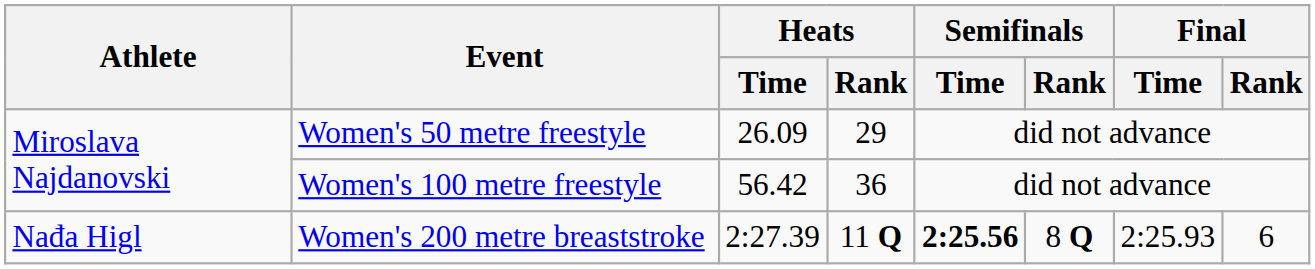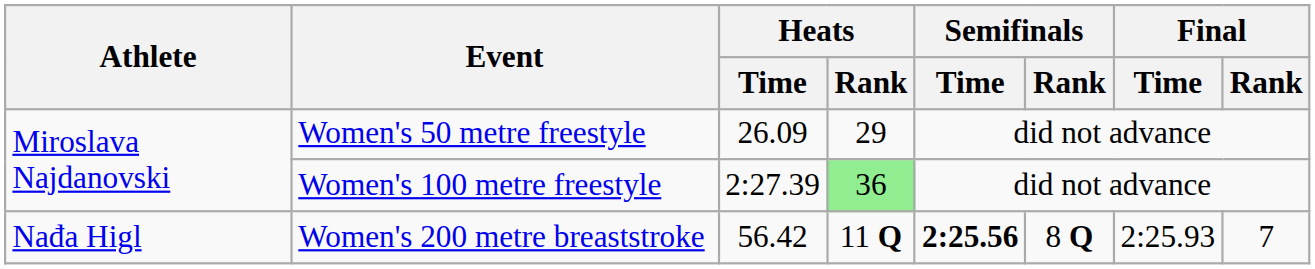(773, 185) 56.42 -> (773, 185) 2:27.39
(871, 185) no background -> (871, 185) lightgreen background
(773, 236) 2:27.39 -> (773, 236) 56.42
(1266, 236) 6 -> (1266, 236) 7
